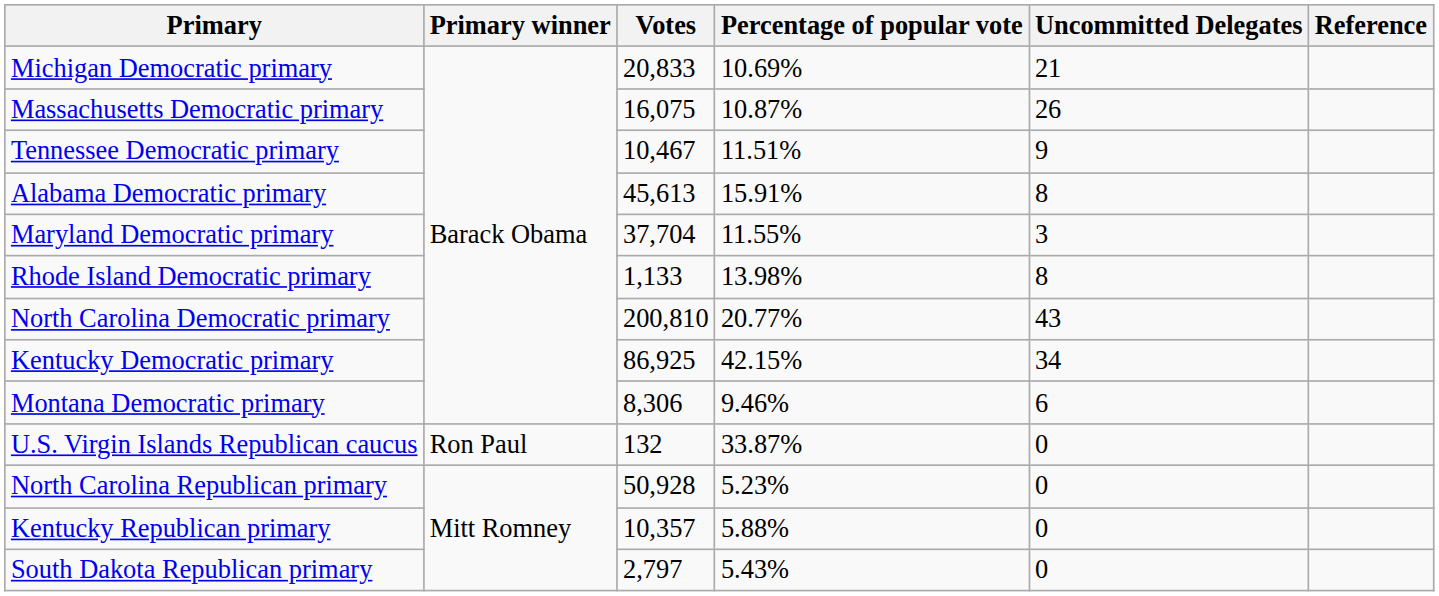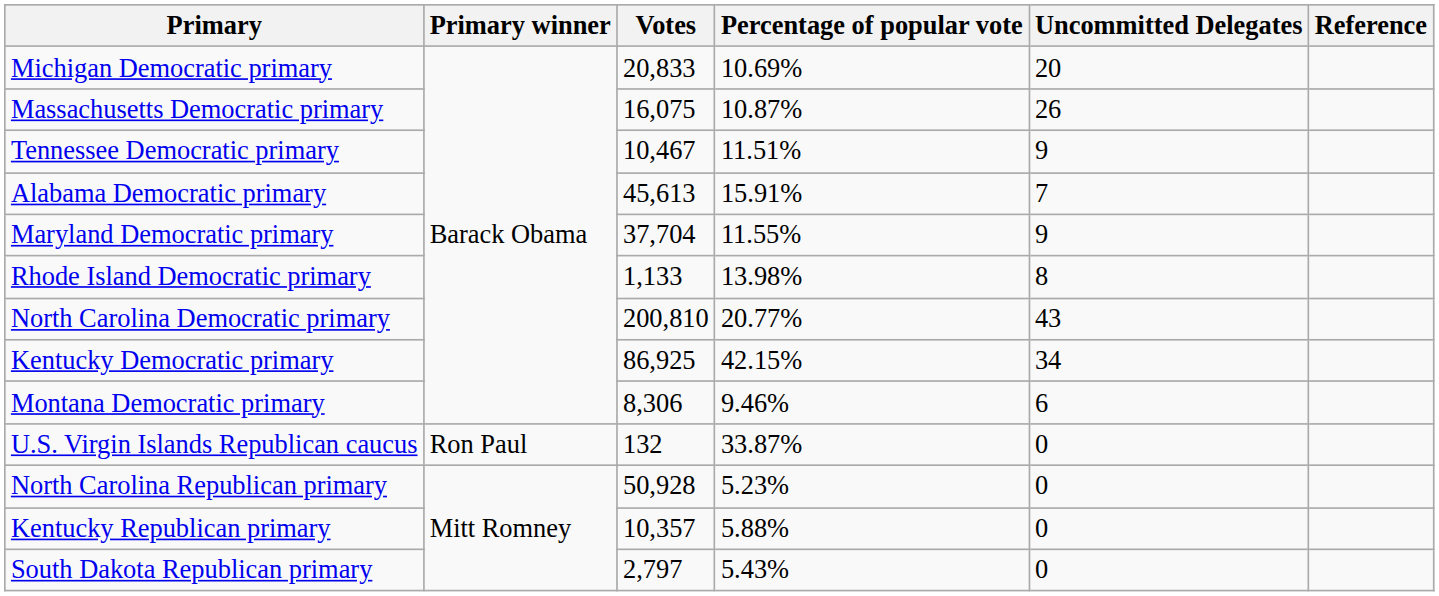(1048, 67) 21 -> (1048, 67) 20
(1042, 192) 8 -> (1042, 192) 7
(1042, 234) 3 -> (1042, 234) 9
